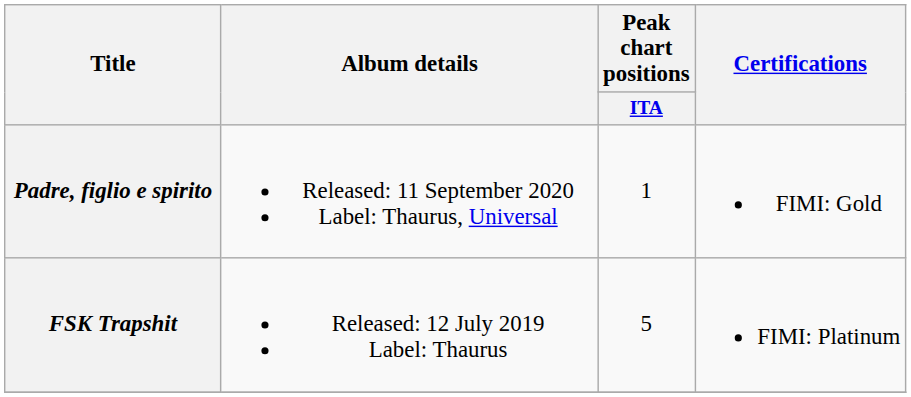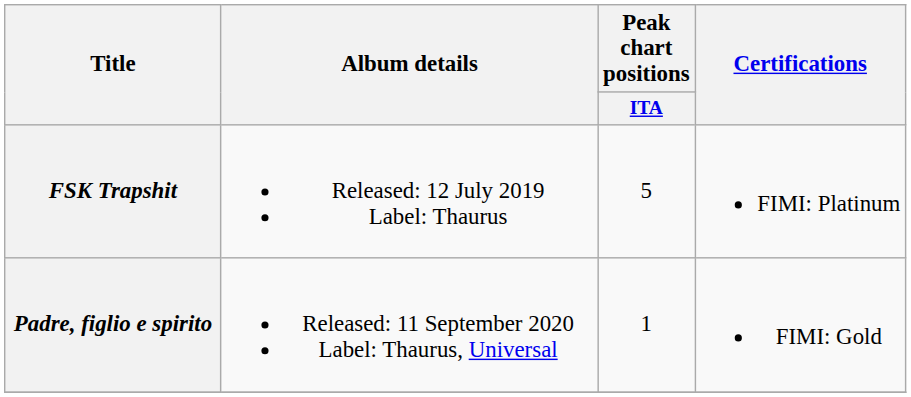rows swapped: (113, 324) <-> (113, 191)
